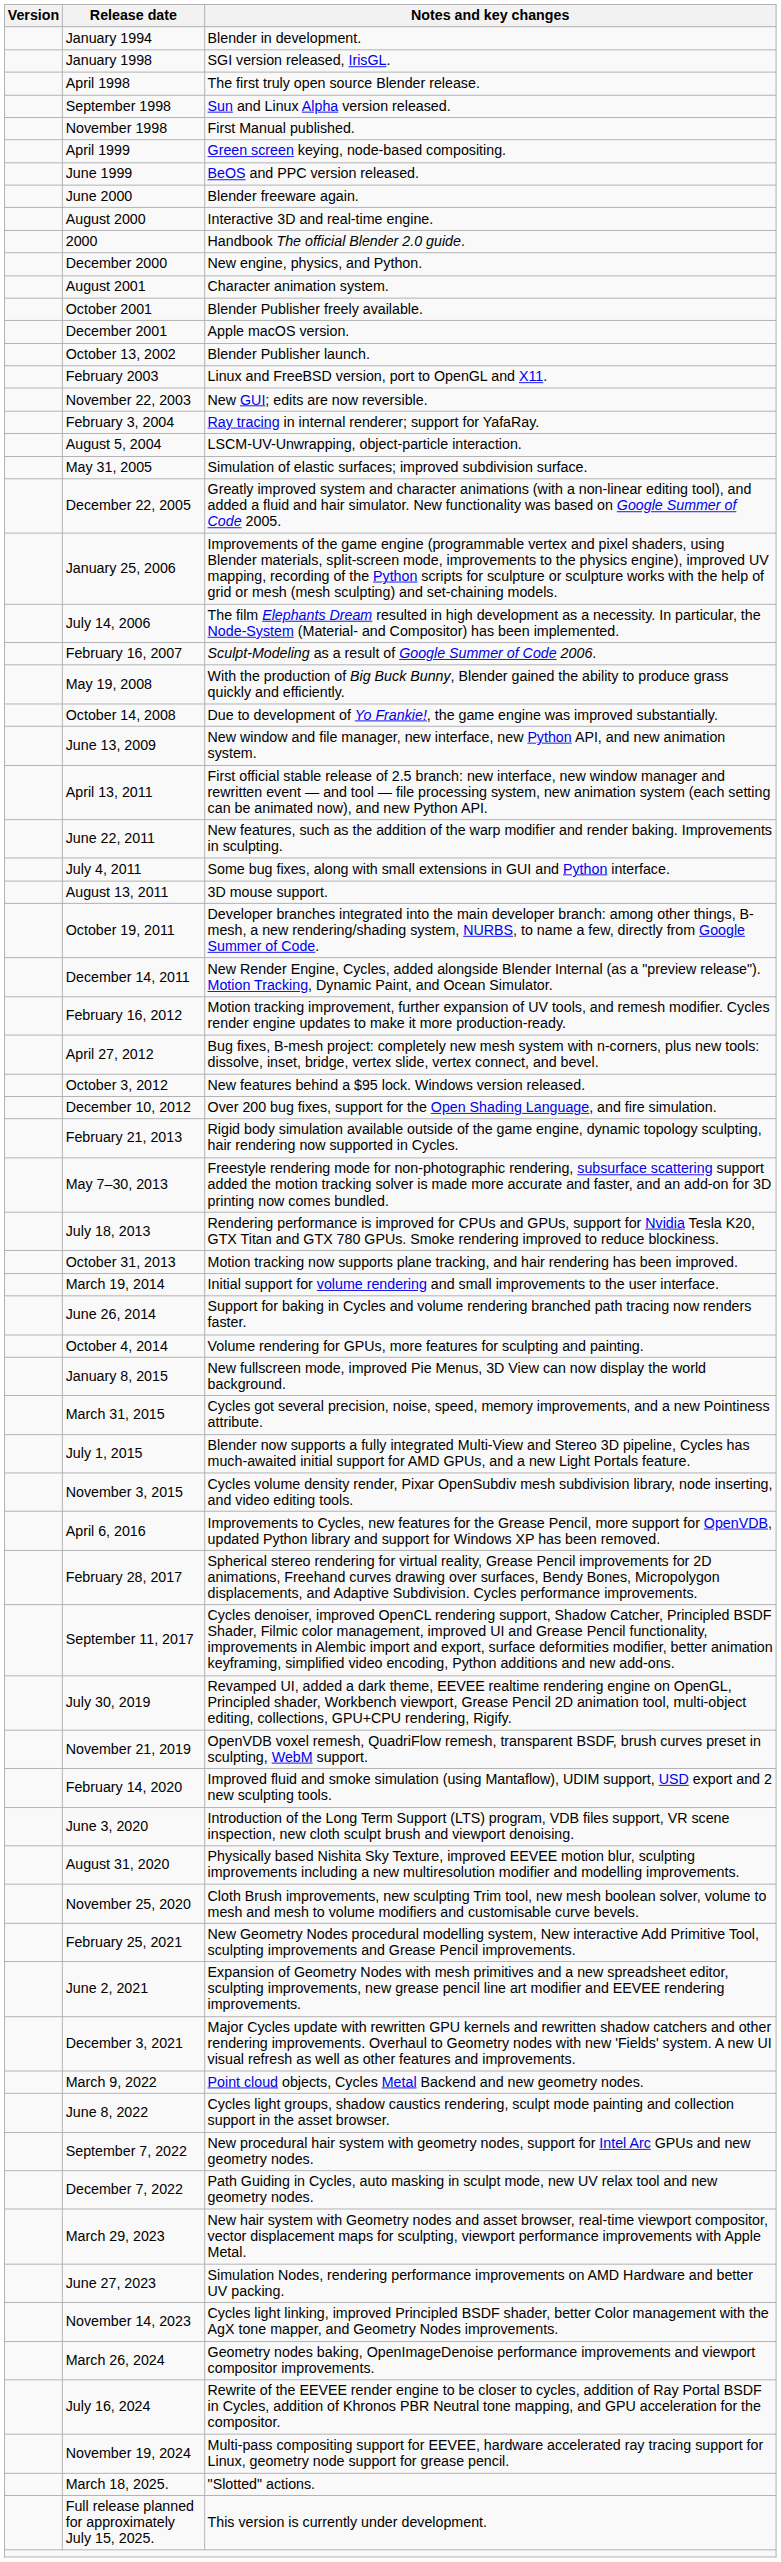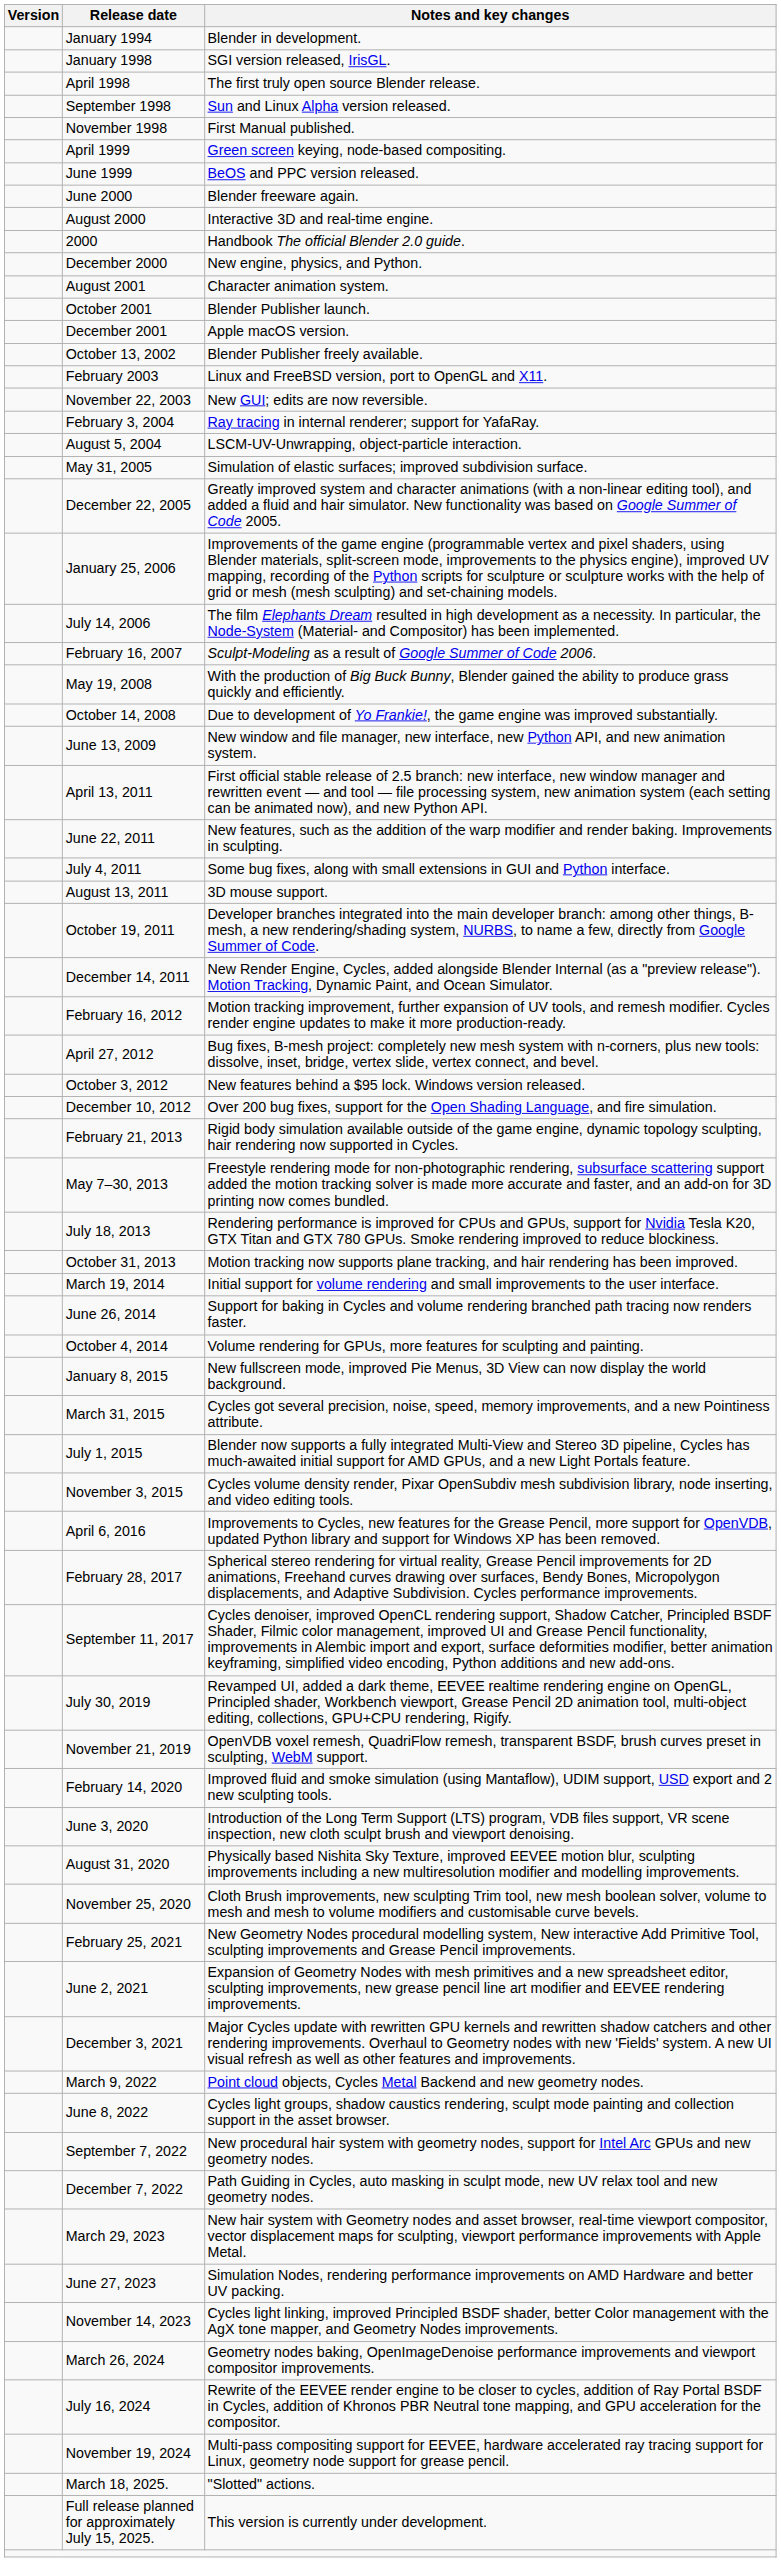(315, 309) Blender Publisher freely available. -> (289, 309) Blender Publisher launch.
(289, 354) Blender Publisher launch. -> (315, 354) Blender Publisher freely available.
